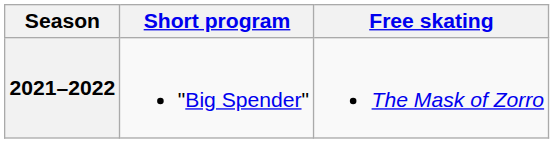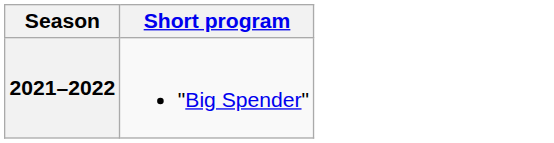- column: (431, 21)
